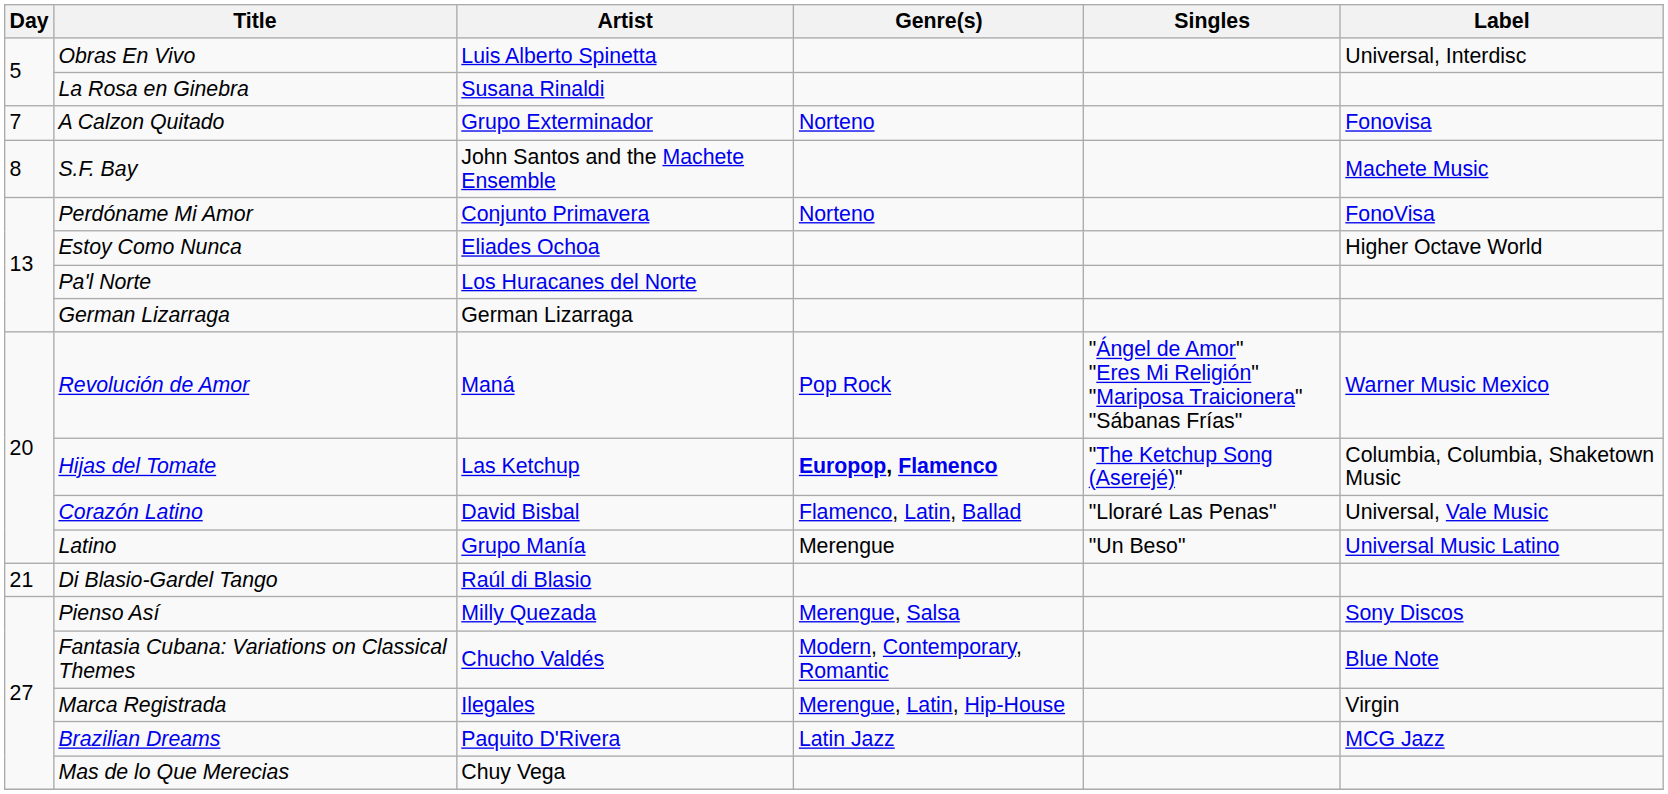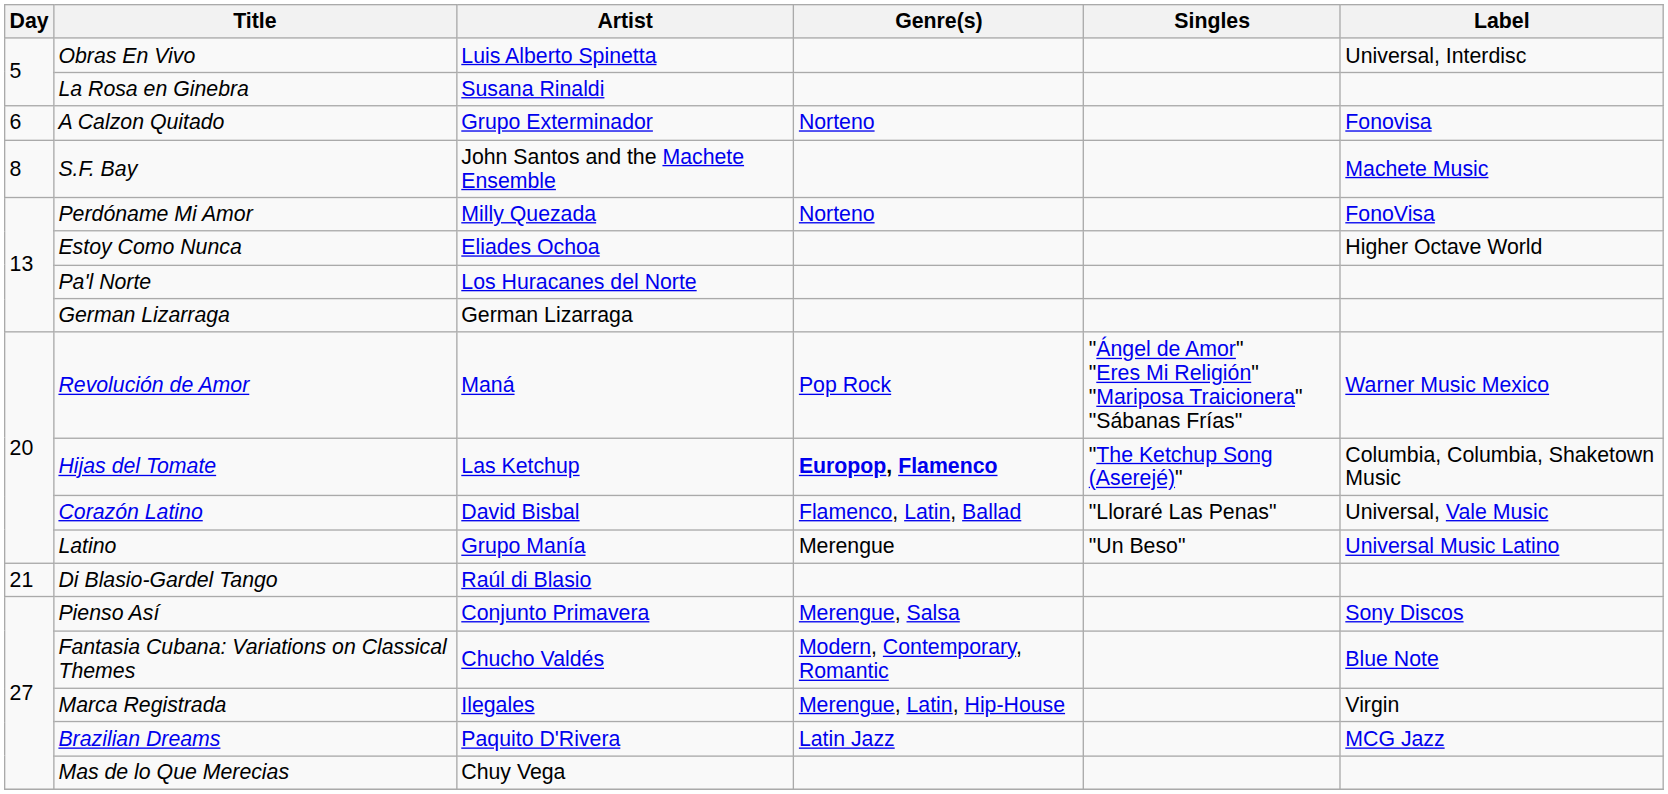(15, 122) 7 -> (15, 122) 6
(555, 214) Conjunto Primavera -> (529, 214) Milly Quezada
(529, 613) Milly Quezada -> (555, 613) Conjunto Primavera
